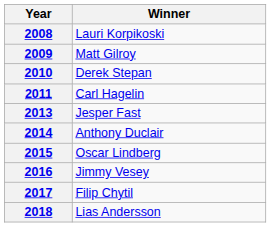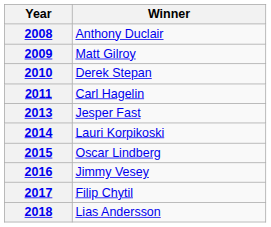(120, 34) Lauri Korpikoski -> (119, 34) Anthony Duclair
(119, 133) Anthony Duclair -> (120, 133) Lauri Korpikoski
